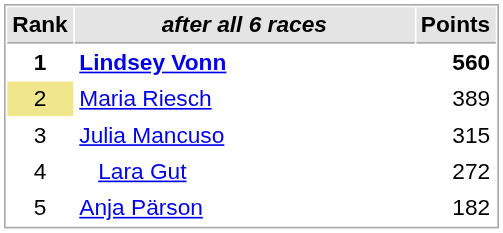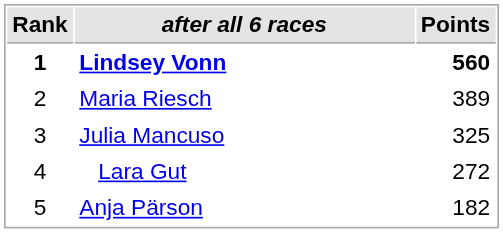(40, 99) khaki background -> (40, 99) no background
(471, 135) 315 -> (471, 135) 325
